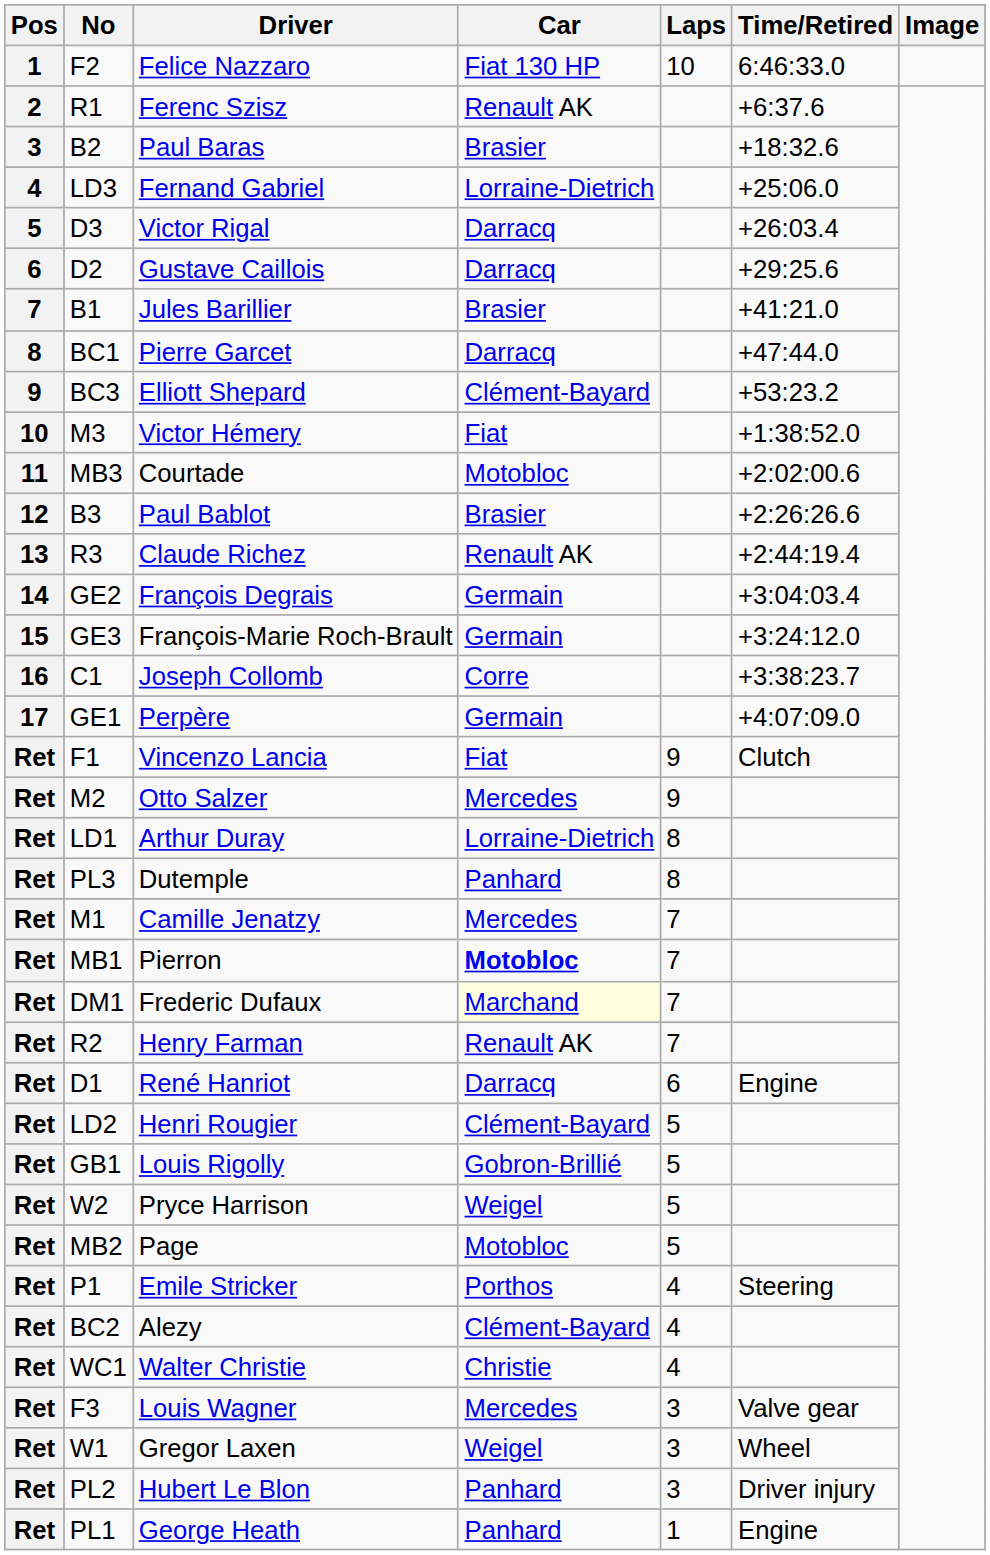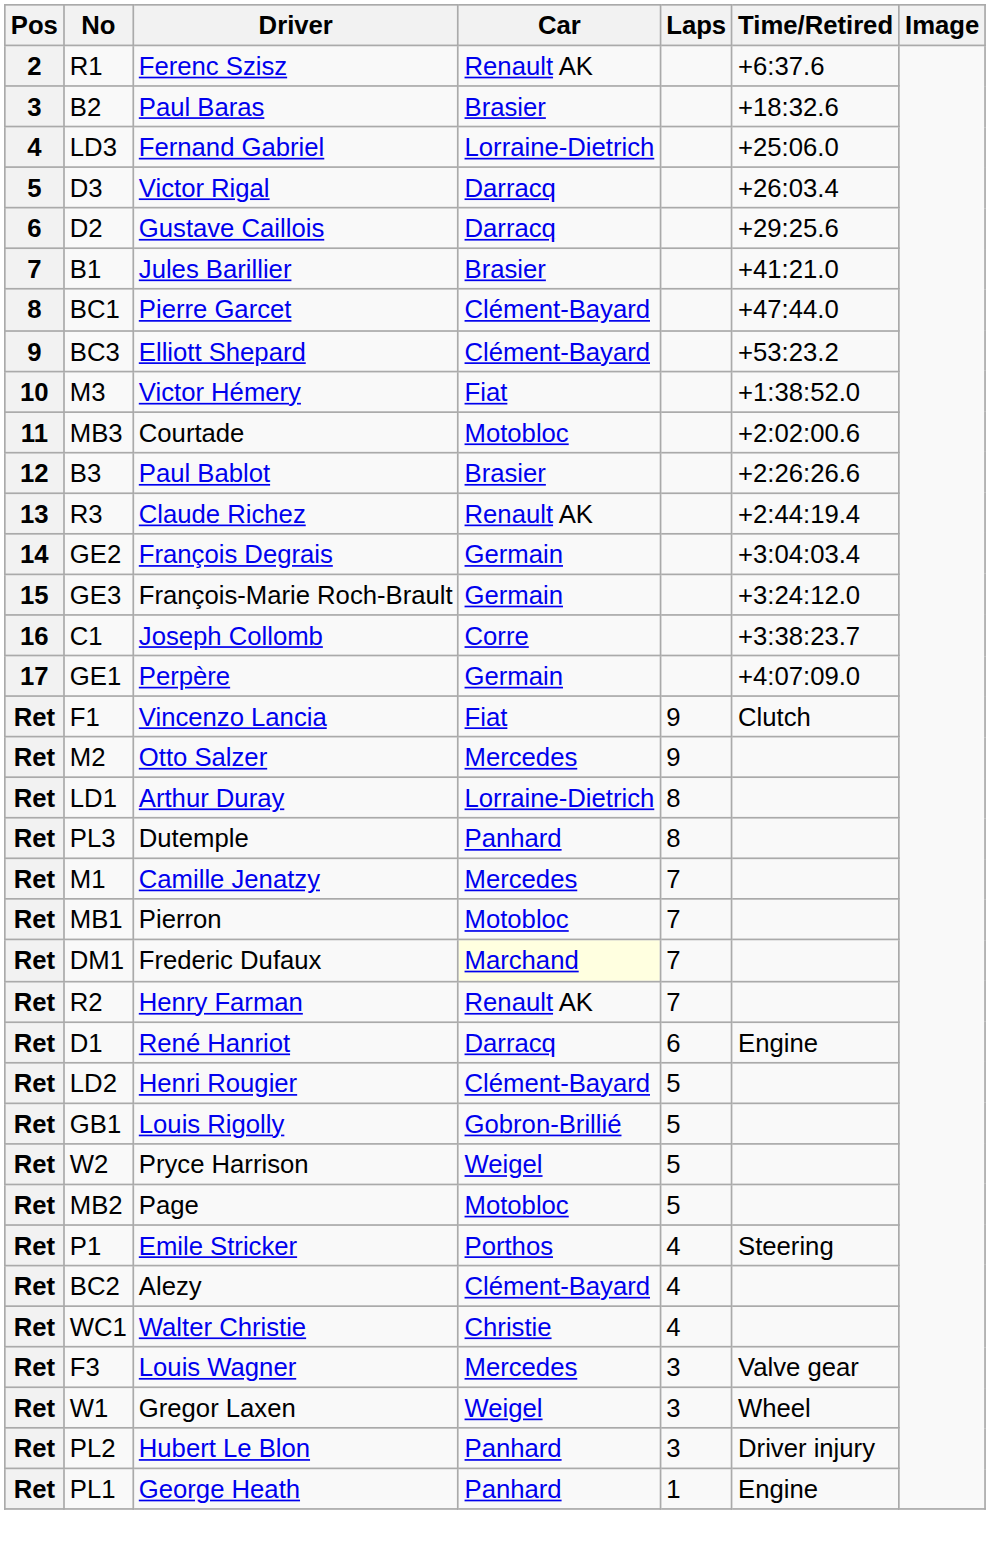- row: (224, 66)
(510, 351) Darracq -> (557, 310) Clément-Bayard
(522, 961) bold -> (517, 920) normal
